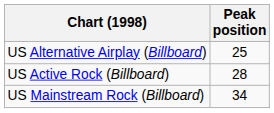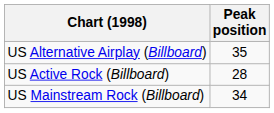(240, 52) 25 -> (240, 52) 35
